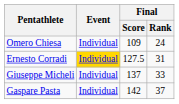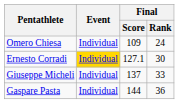(134, 59) 127.5 -> (134, 59) 127.1
(160, 59) 31 -> (160, 59) 30
(134, 91) 142 -> (134, 91) 144
(160, 91) 37 -> (160, 91) 36
